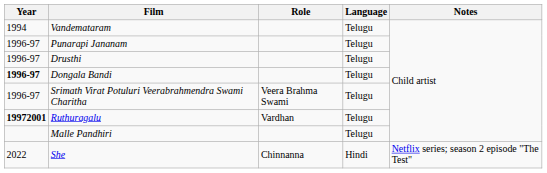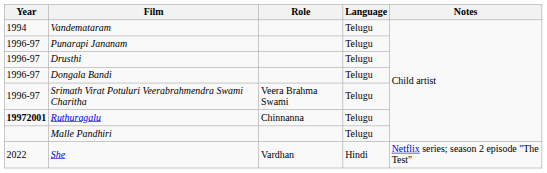(23, 75) bold -> (23, 75) normal
(277, 117) Vardhan -> (282, 117) Chinnanna
(282, 154) Chinnanna -> (277, 154) Vardhan
